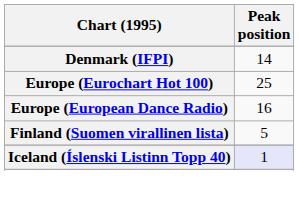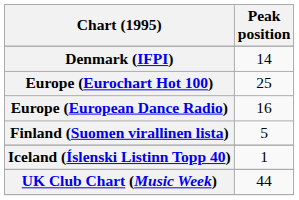(264, 157) lavender background -> (264, 157) no background
+ row: (119, 181)
